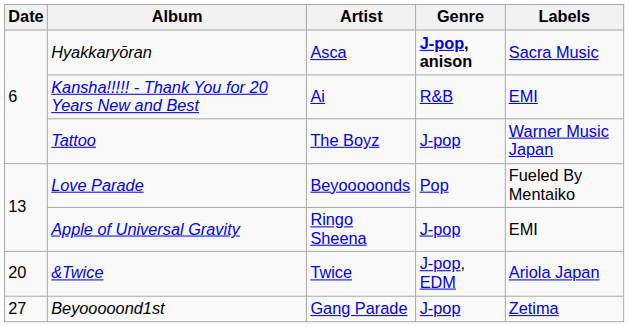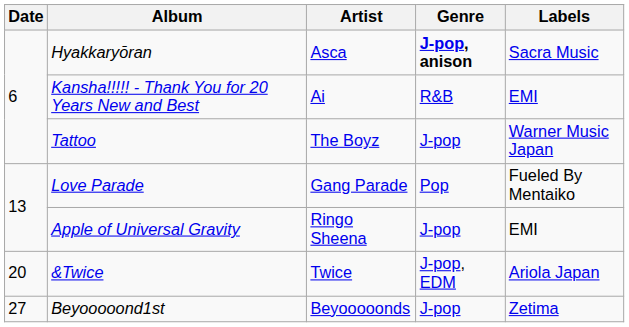(360, 185) Beyooooonds -> (359, 185) Gang Parade
(359, 308) Gang Parade -> (360, 308) Beyooooonds
